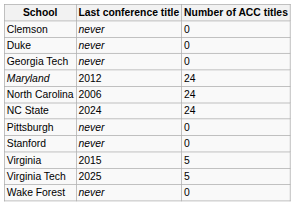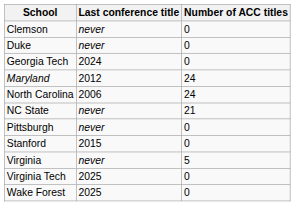(91, 62) never -> (90, 62) 2024
(90, 111) 2024 -> (91, 111) never
(190, 111) 24 -> (190, 111) 21
(91, 144) never -> (90, 144) 2015
(90, 160) 2015 -> (91, 160) never
(187, 177) 5 -> (187, 177) 0
(91, 193) never -> (90, 193) 2025
